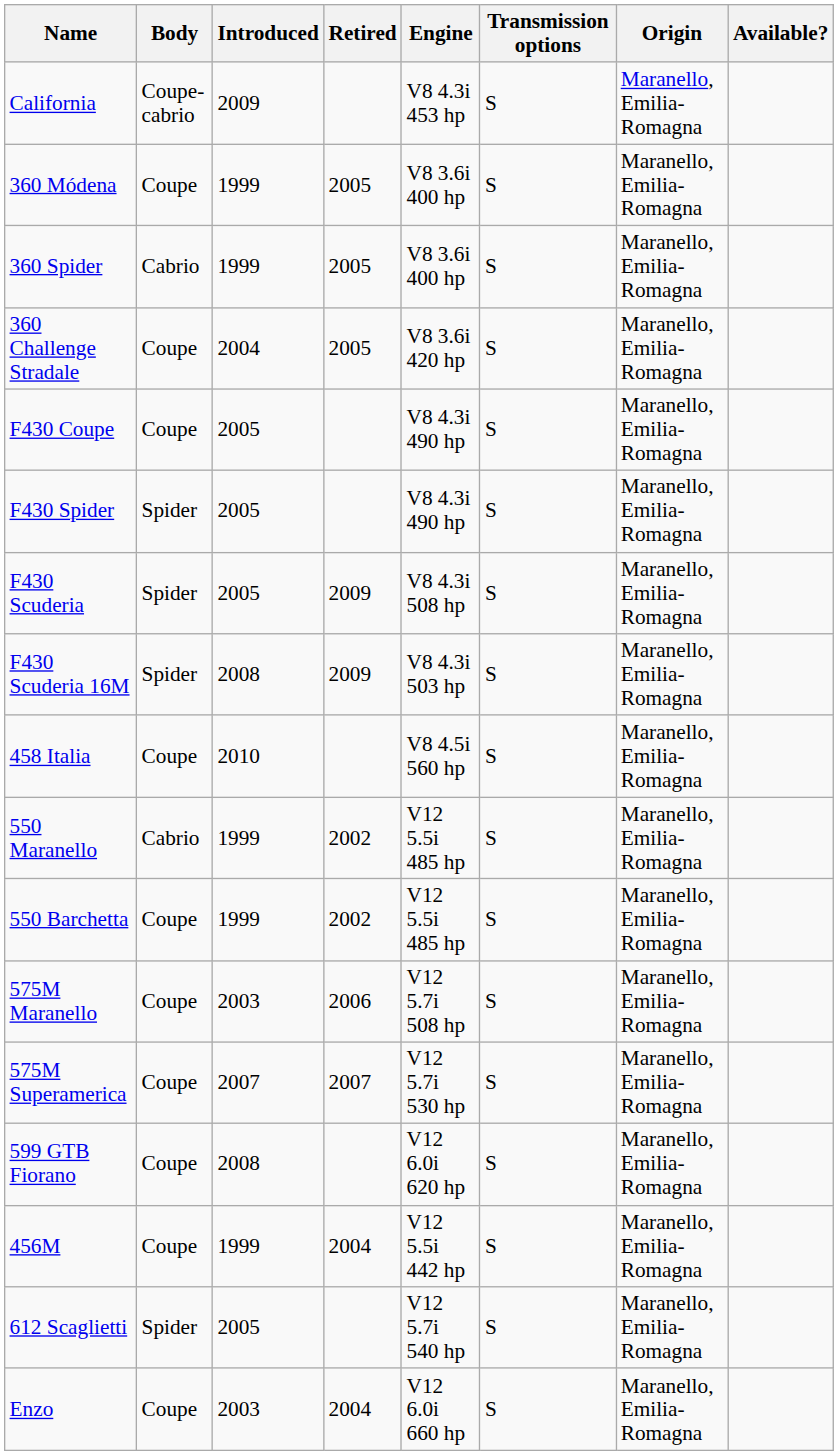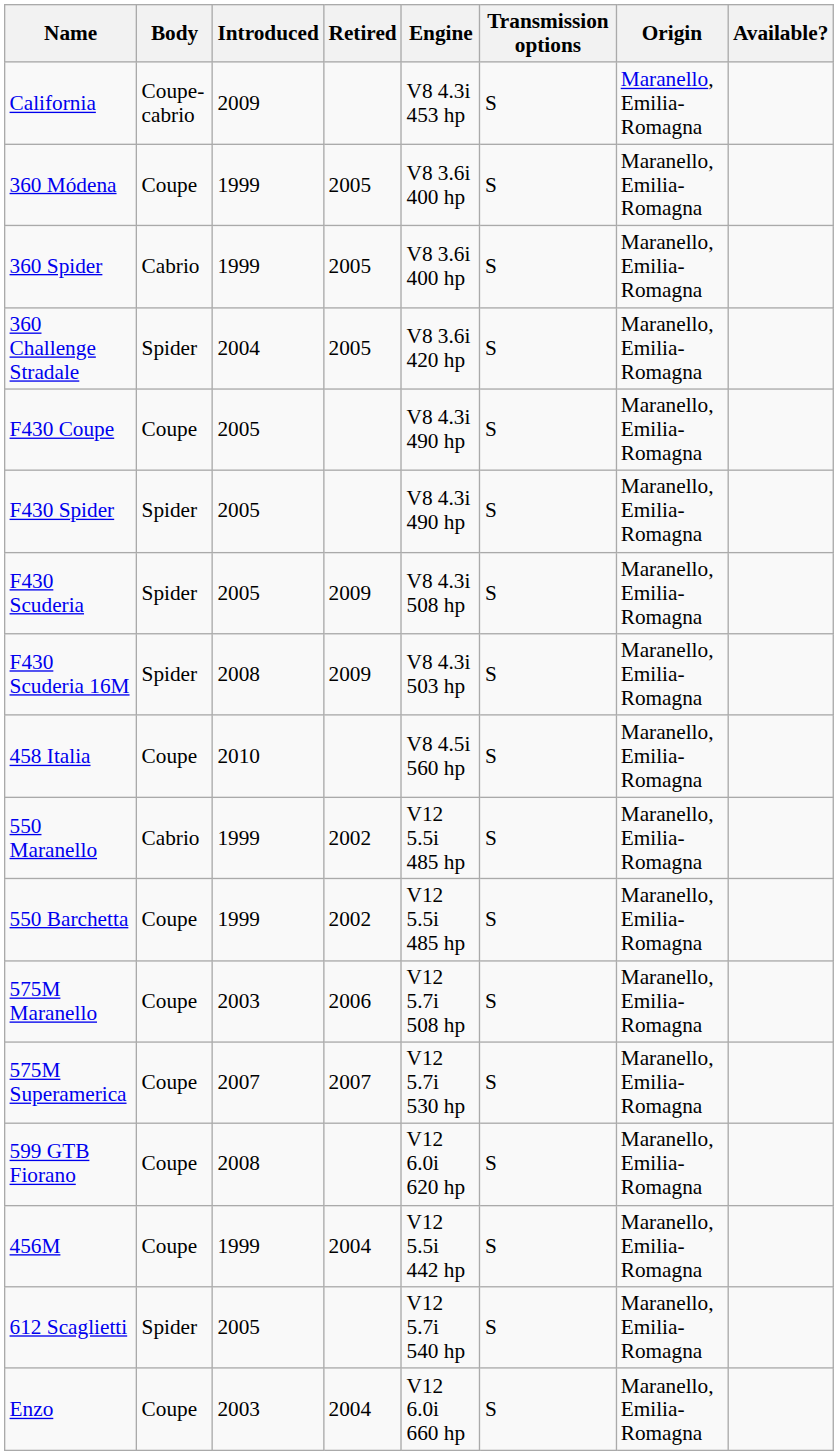(169, 347) Coupe -> (169, 347) Spider
